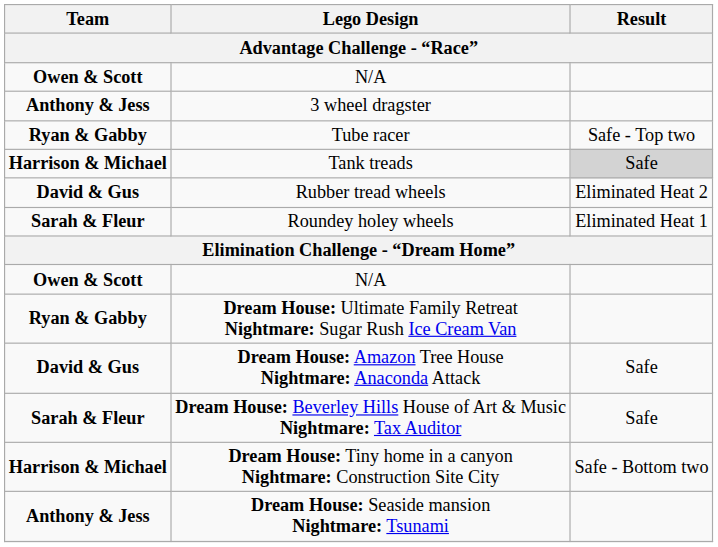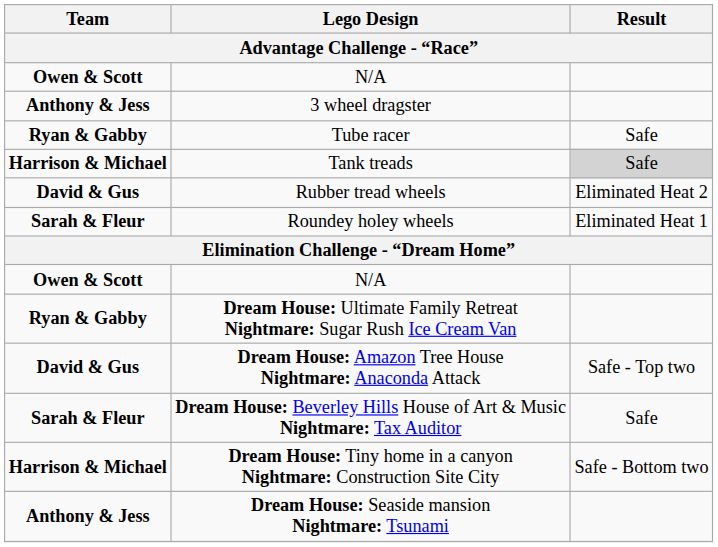(642, 134) Safe - Top two -> (642, 134) Safe
(642, 367) Safe -> (642, 367) Safe - Top two
